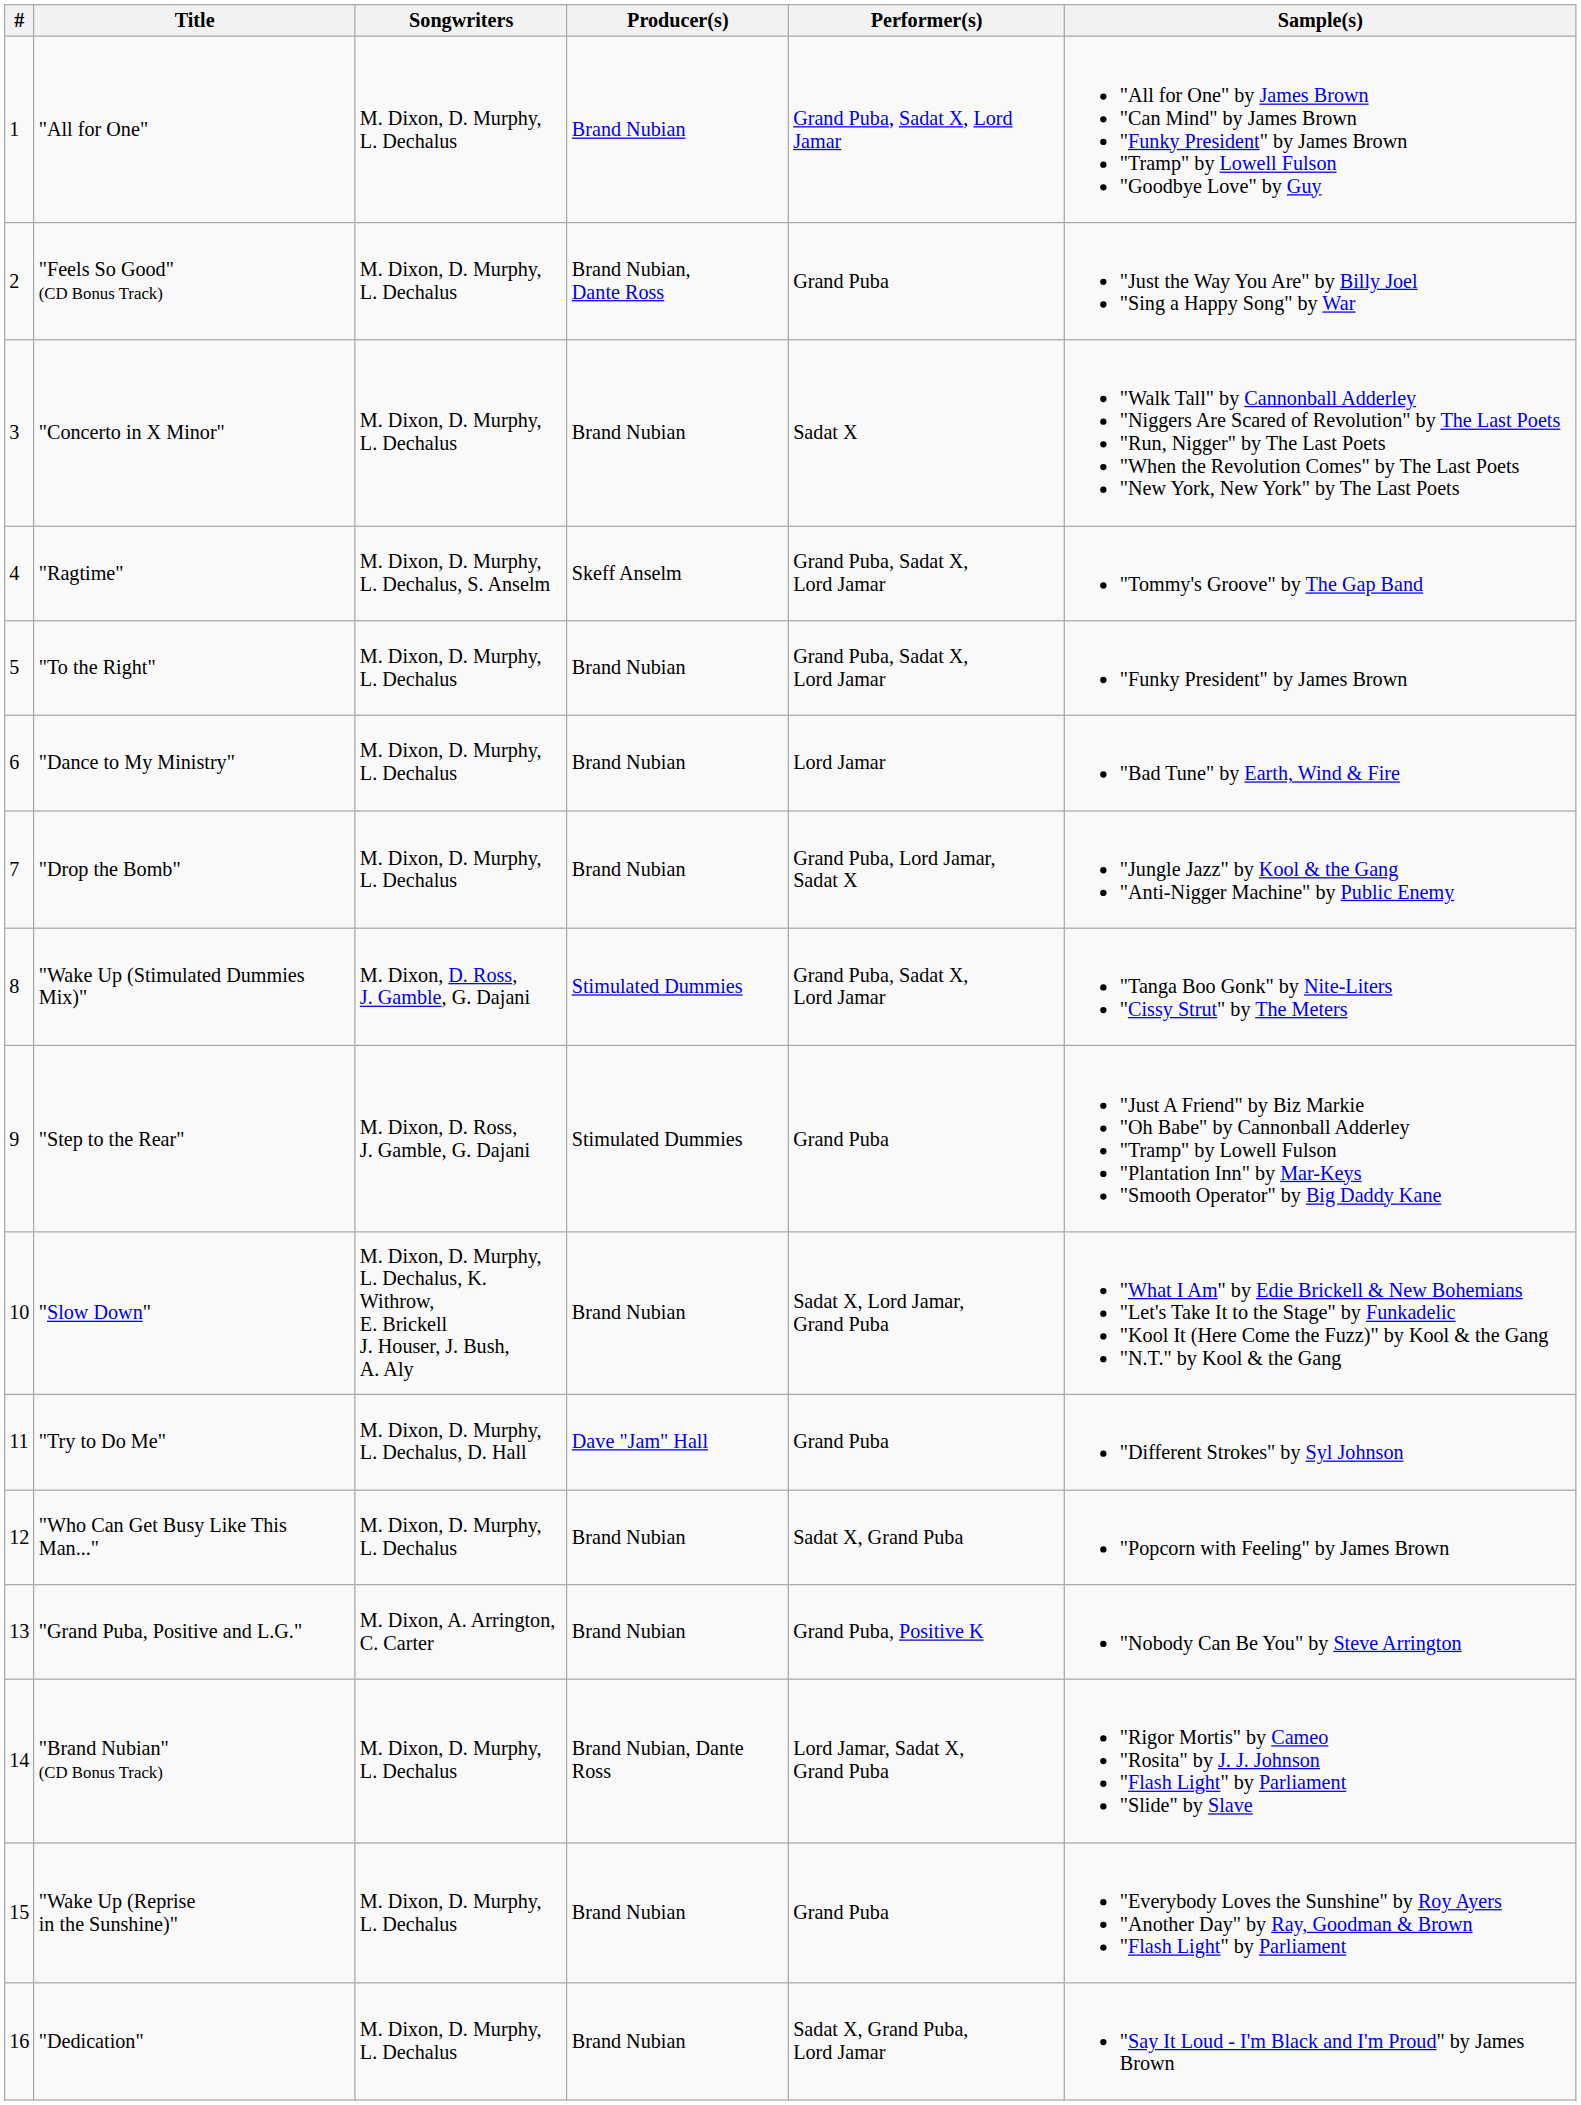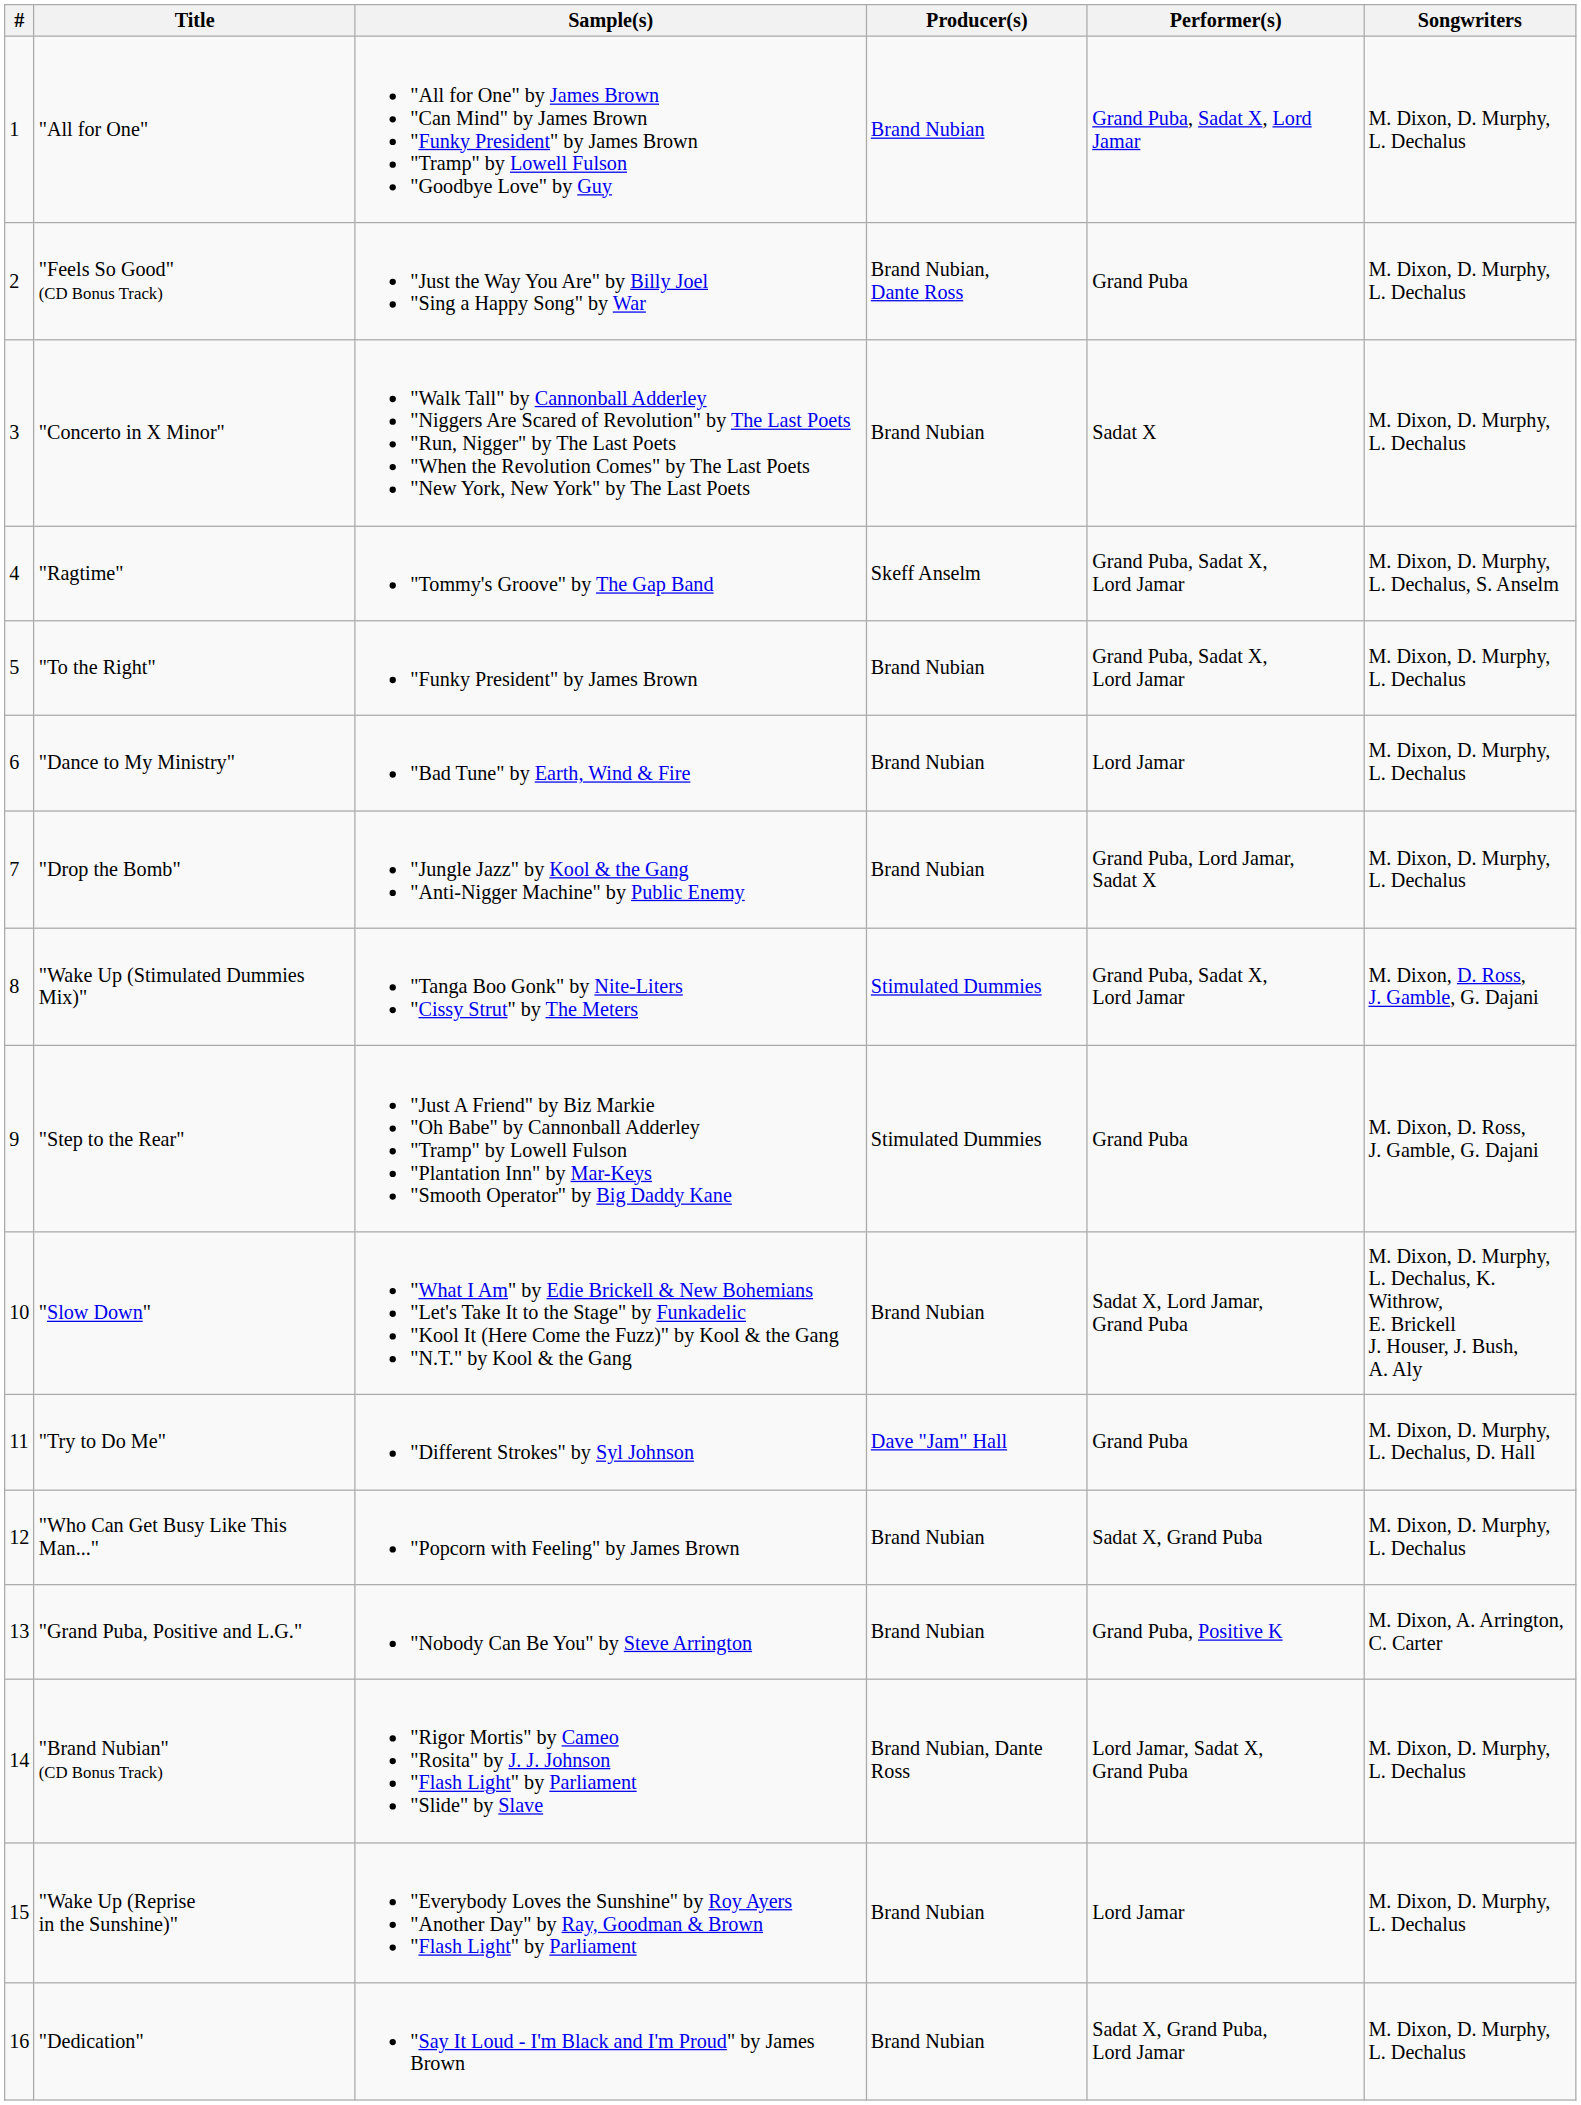columns swapped: (461, 20) <-> (1320, 20)
(841, 1912) Grand Puba -> (1138, 1912) Lord Jamar
